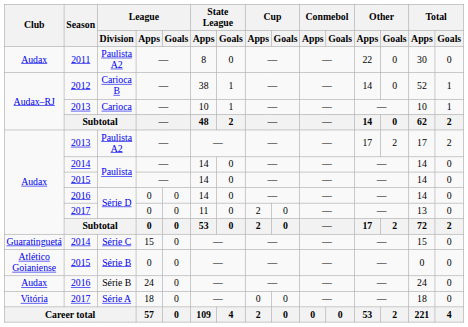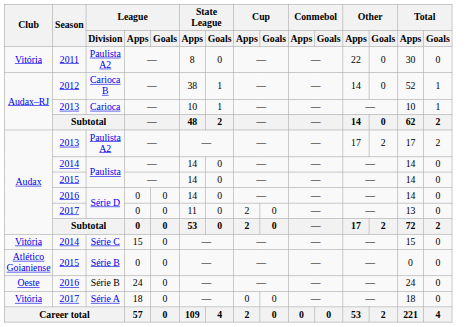(34, 59) Audax -> (29, 59) Vitória
(34, 241) Guaratinguetá -> (29, 241) Vitória
(34, 283) Audax -> (29, 283) Oeste
